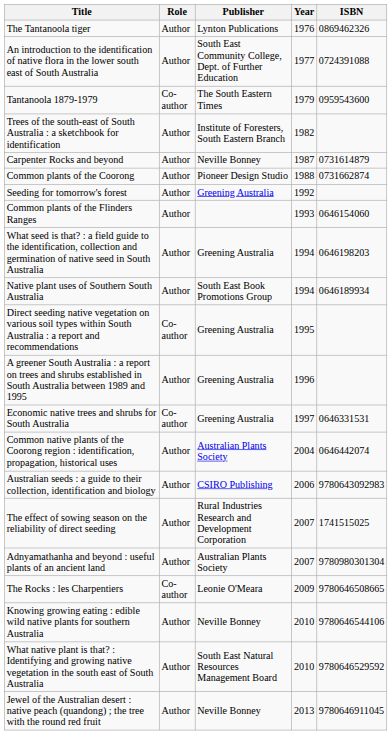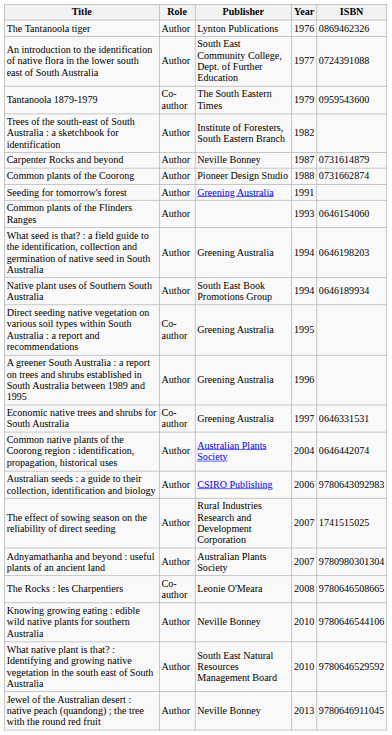(304, 192) 1992 -> (304, 192) 1991
(304, 589) 2009 -> (304, 589) 2008
